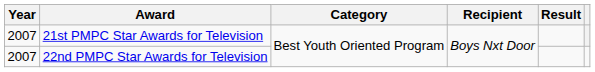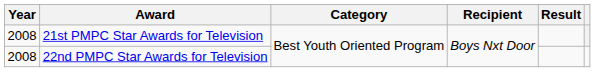(22, 35) 2007 -> (22, 35) 2008
(22, 56) 2007 -> (22, 56) 2008
